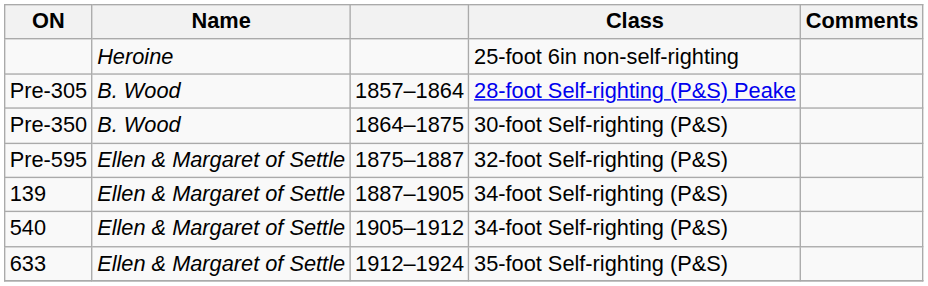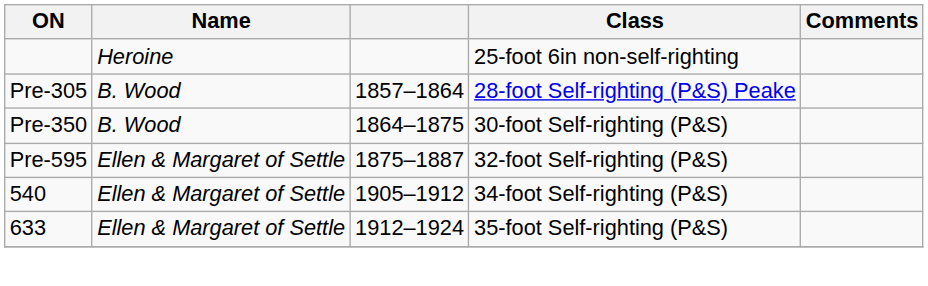- row: (28, 194)
